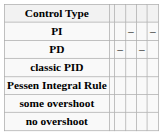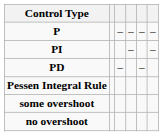+ row: (57, 31)
- row: (57, 67)
